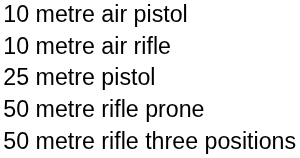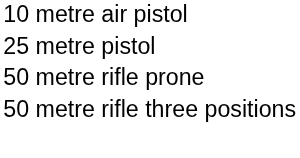- row: (87, 46)
